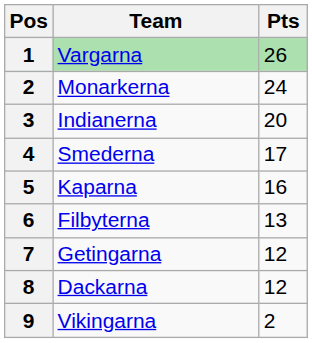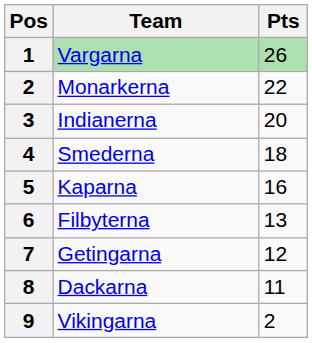(275, 87) 24 -> (275, 87) 22
(275, 154) 17 -> (275, 154) 18
(275, 287) 12 -> (275, 287) 11
